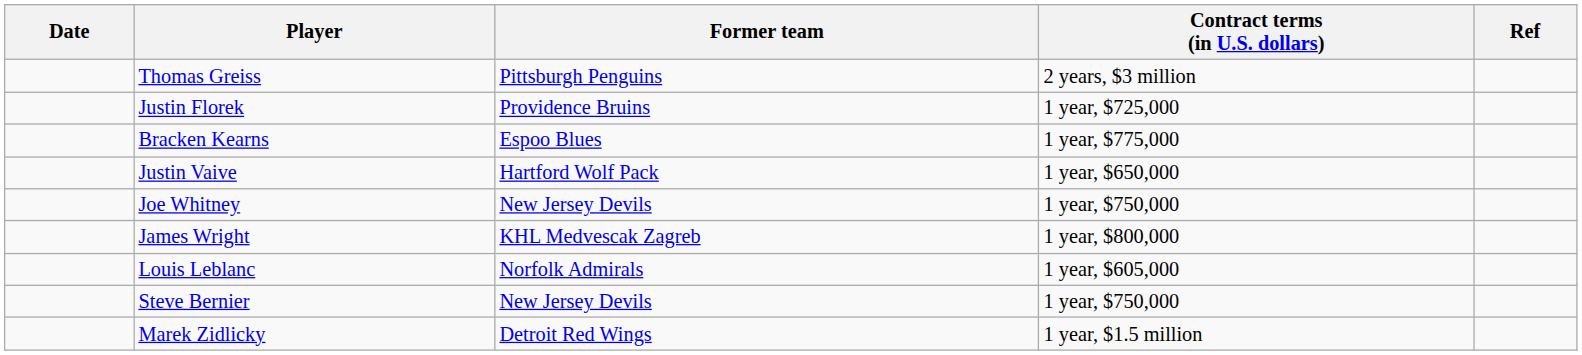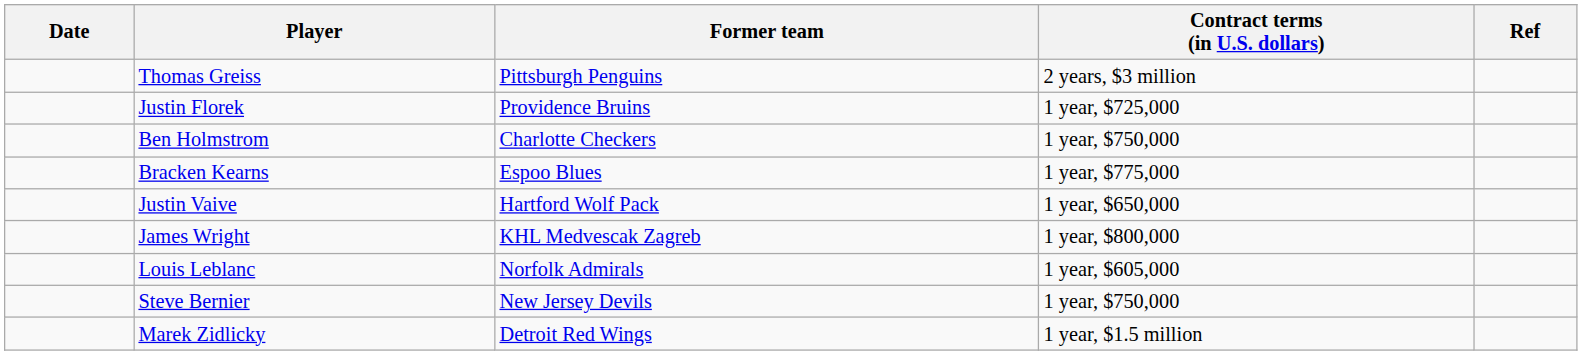+ row: (204, 140)
- row: (189, 204)
